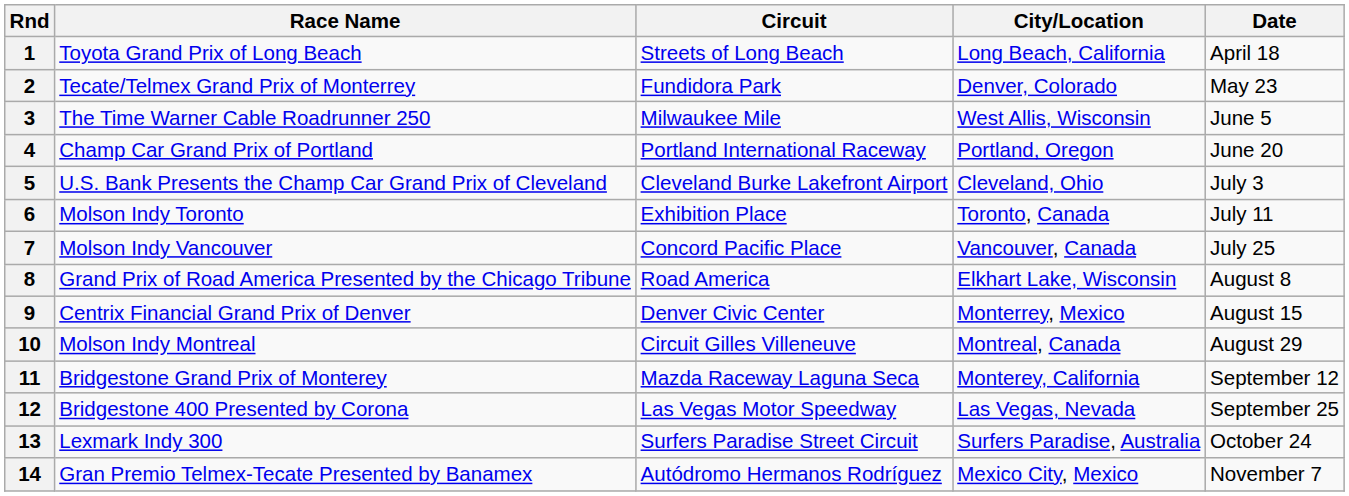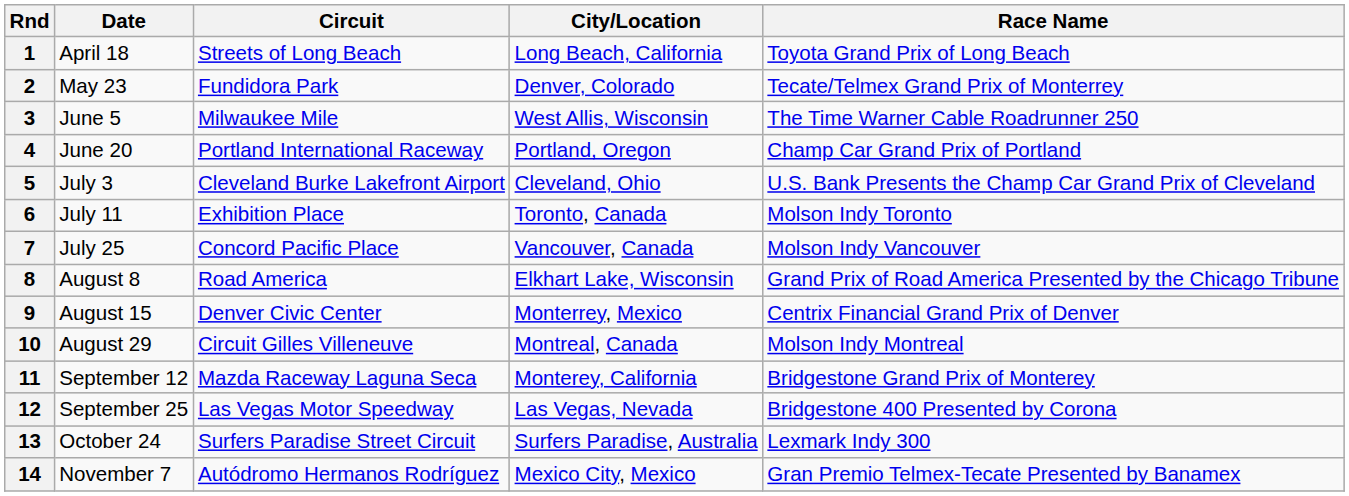columns swapped: (345, 21) <-> (1274, 21)
